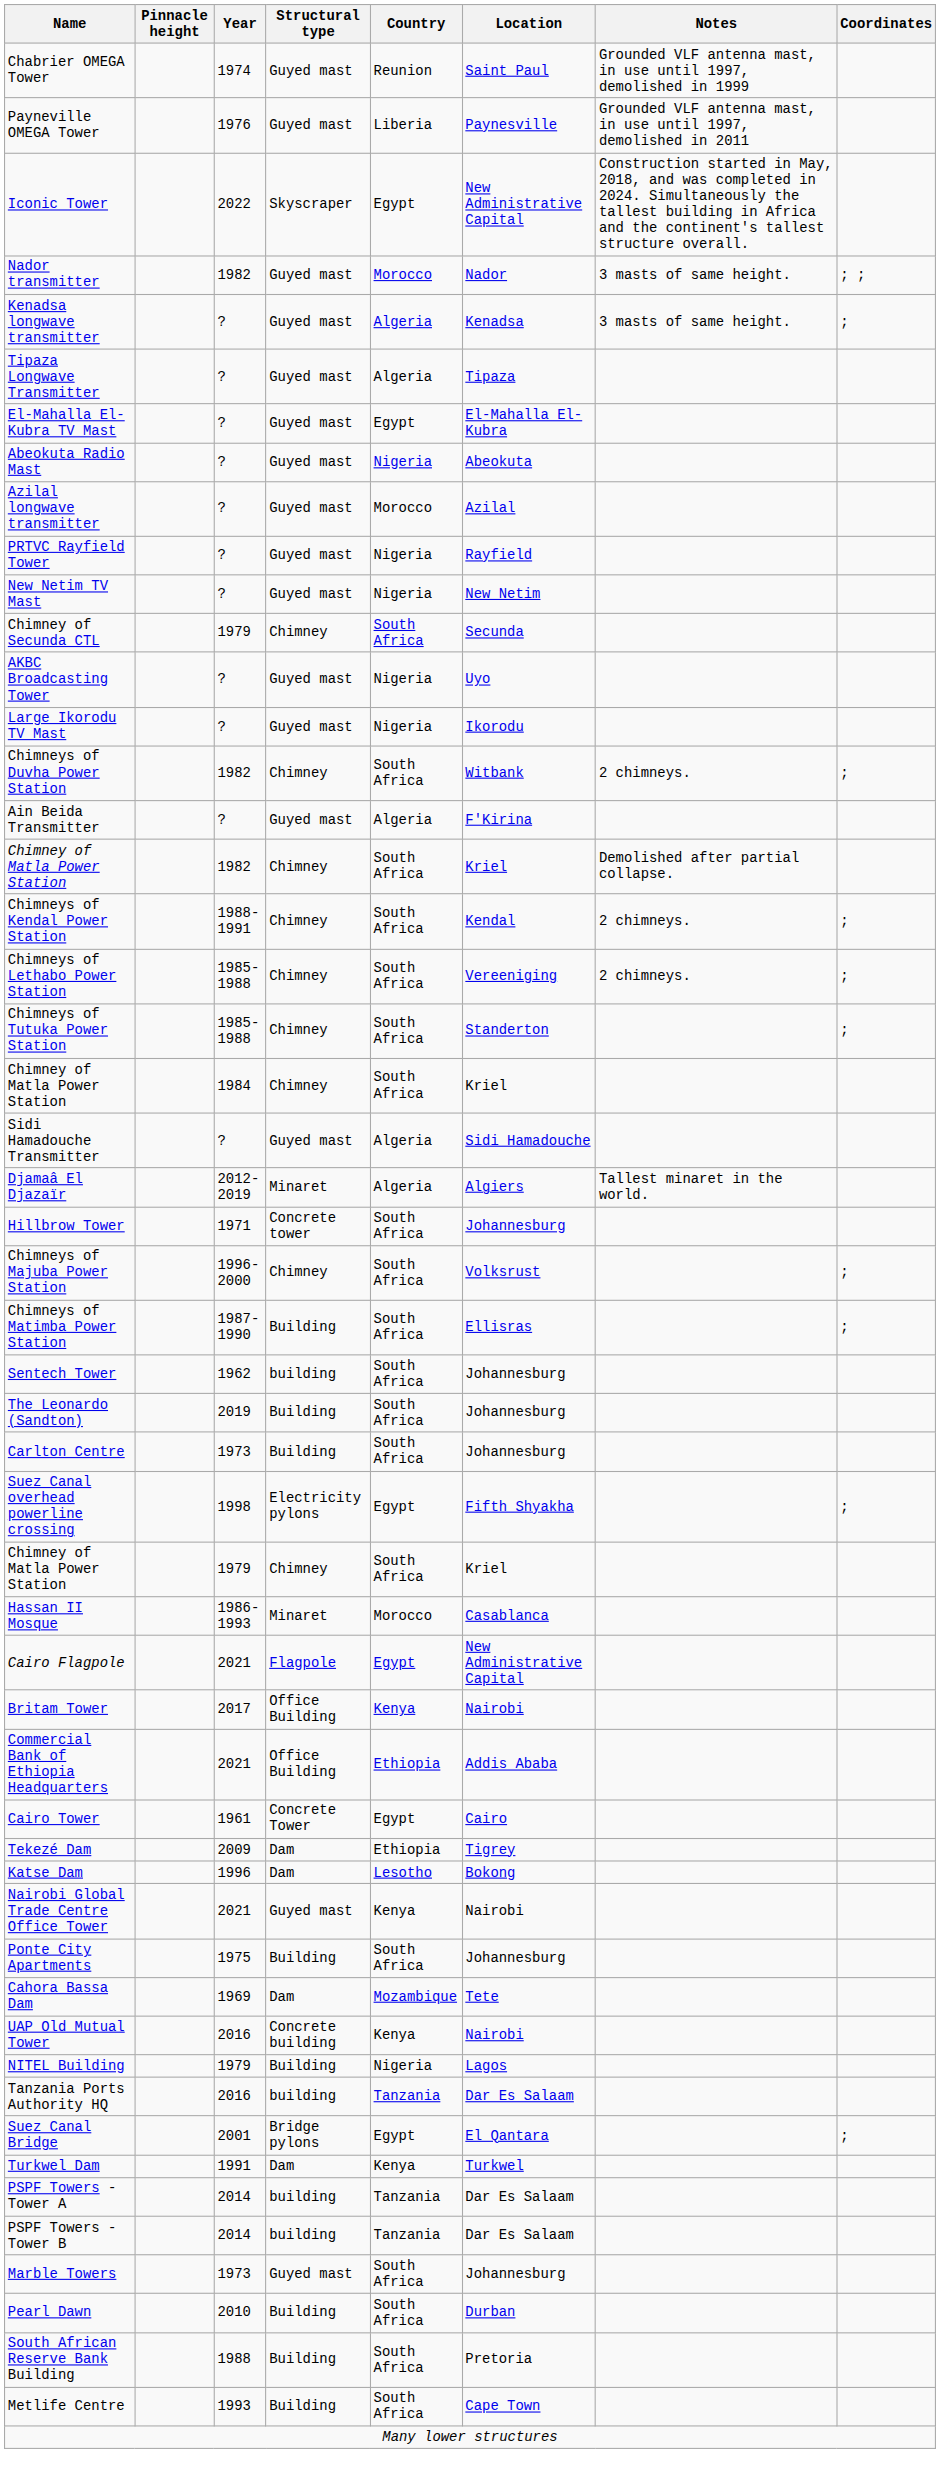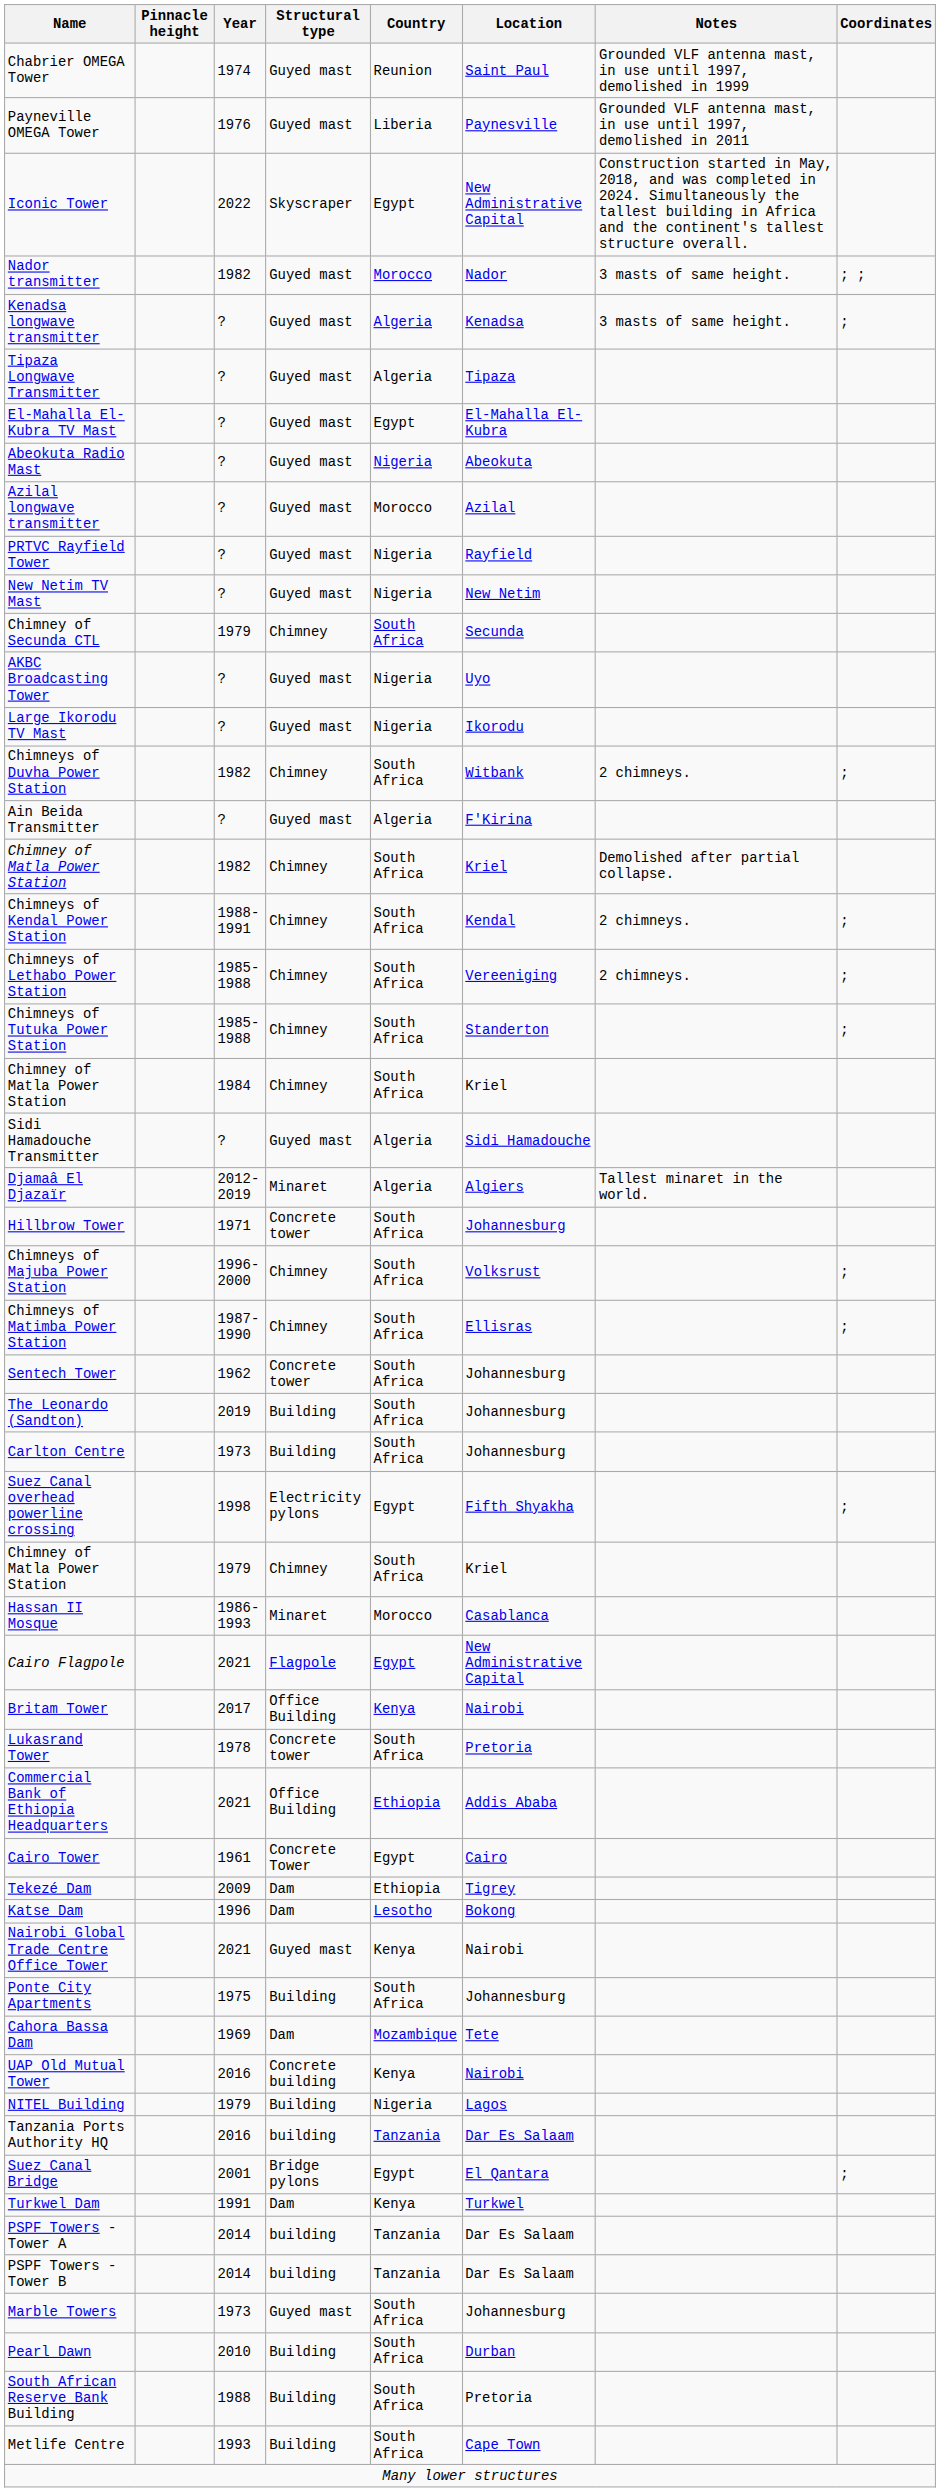(303, 1328) Building -> (298, 1328) Chimney
(303, 1374) building -> (303, 1374) Concrete tower
+ row: (45, 1748)
